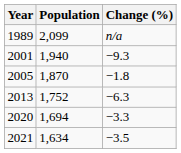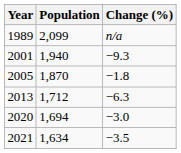(54, 96) 1,752 -> (54, 96) 1,712
(118, 117) −3.3 -> (118, 117) −3.0
